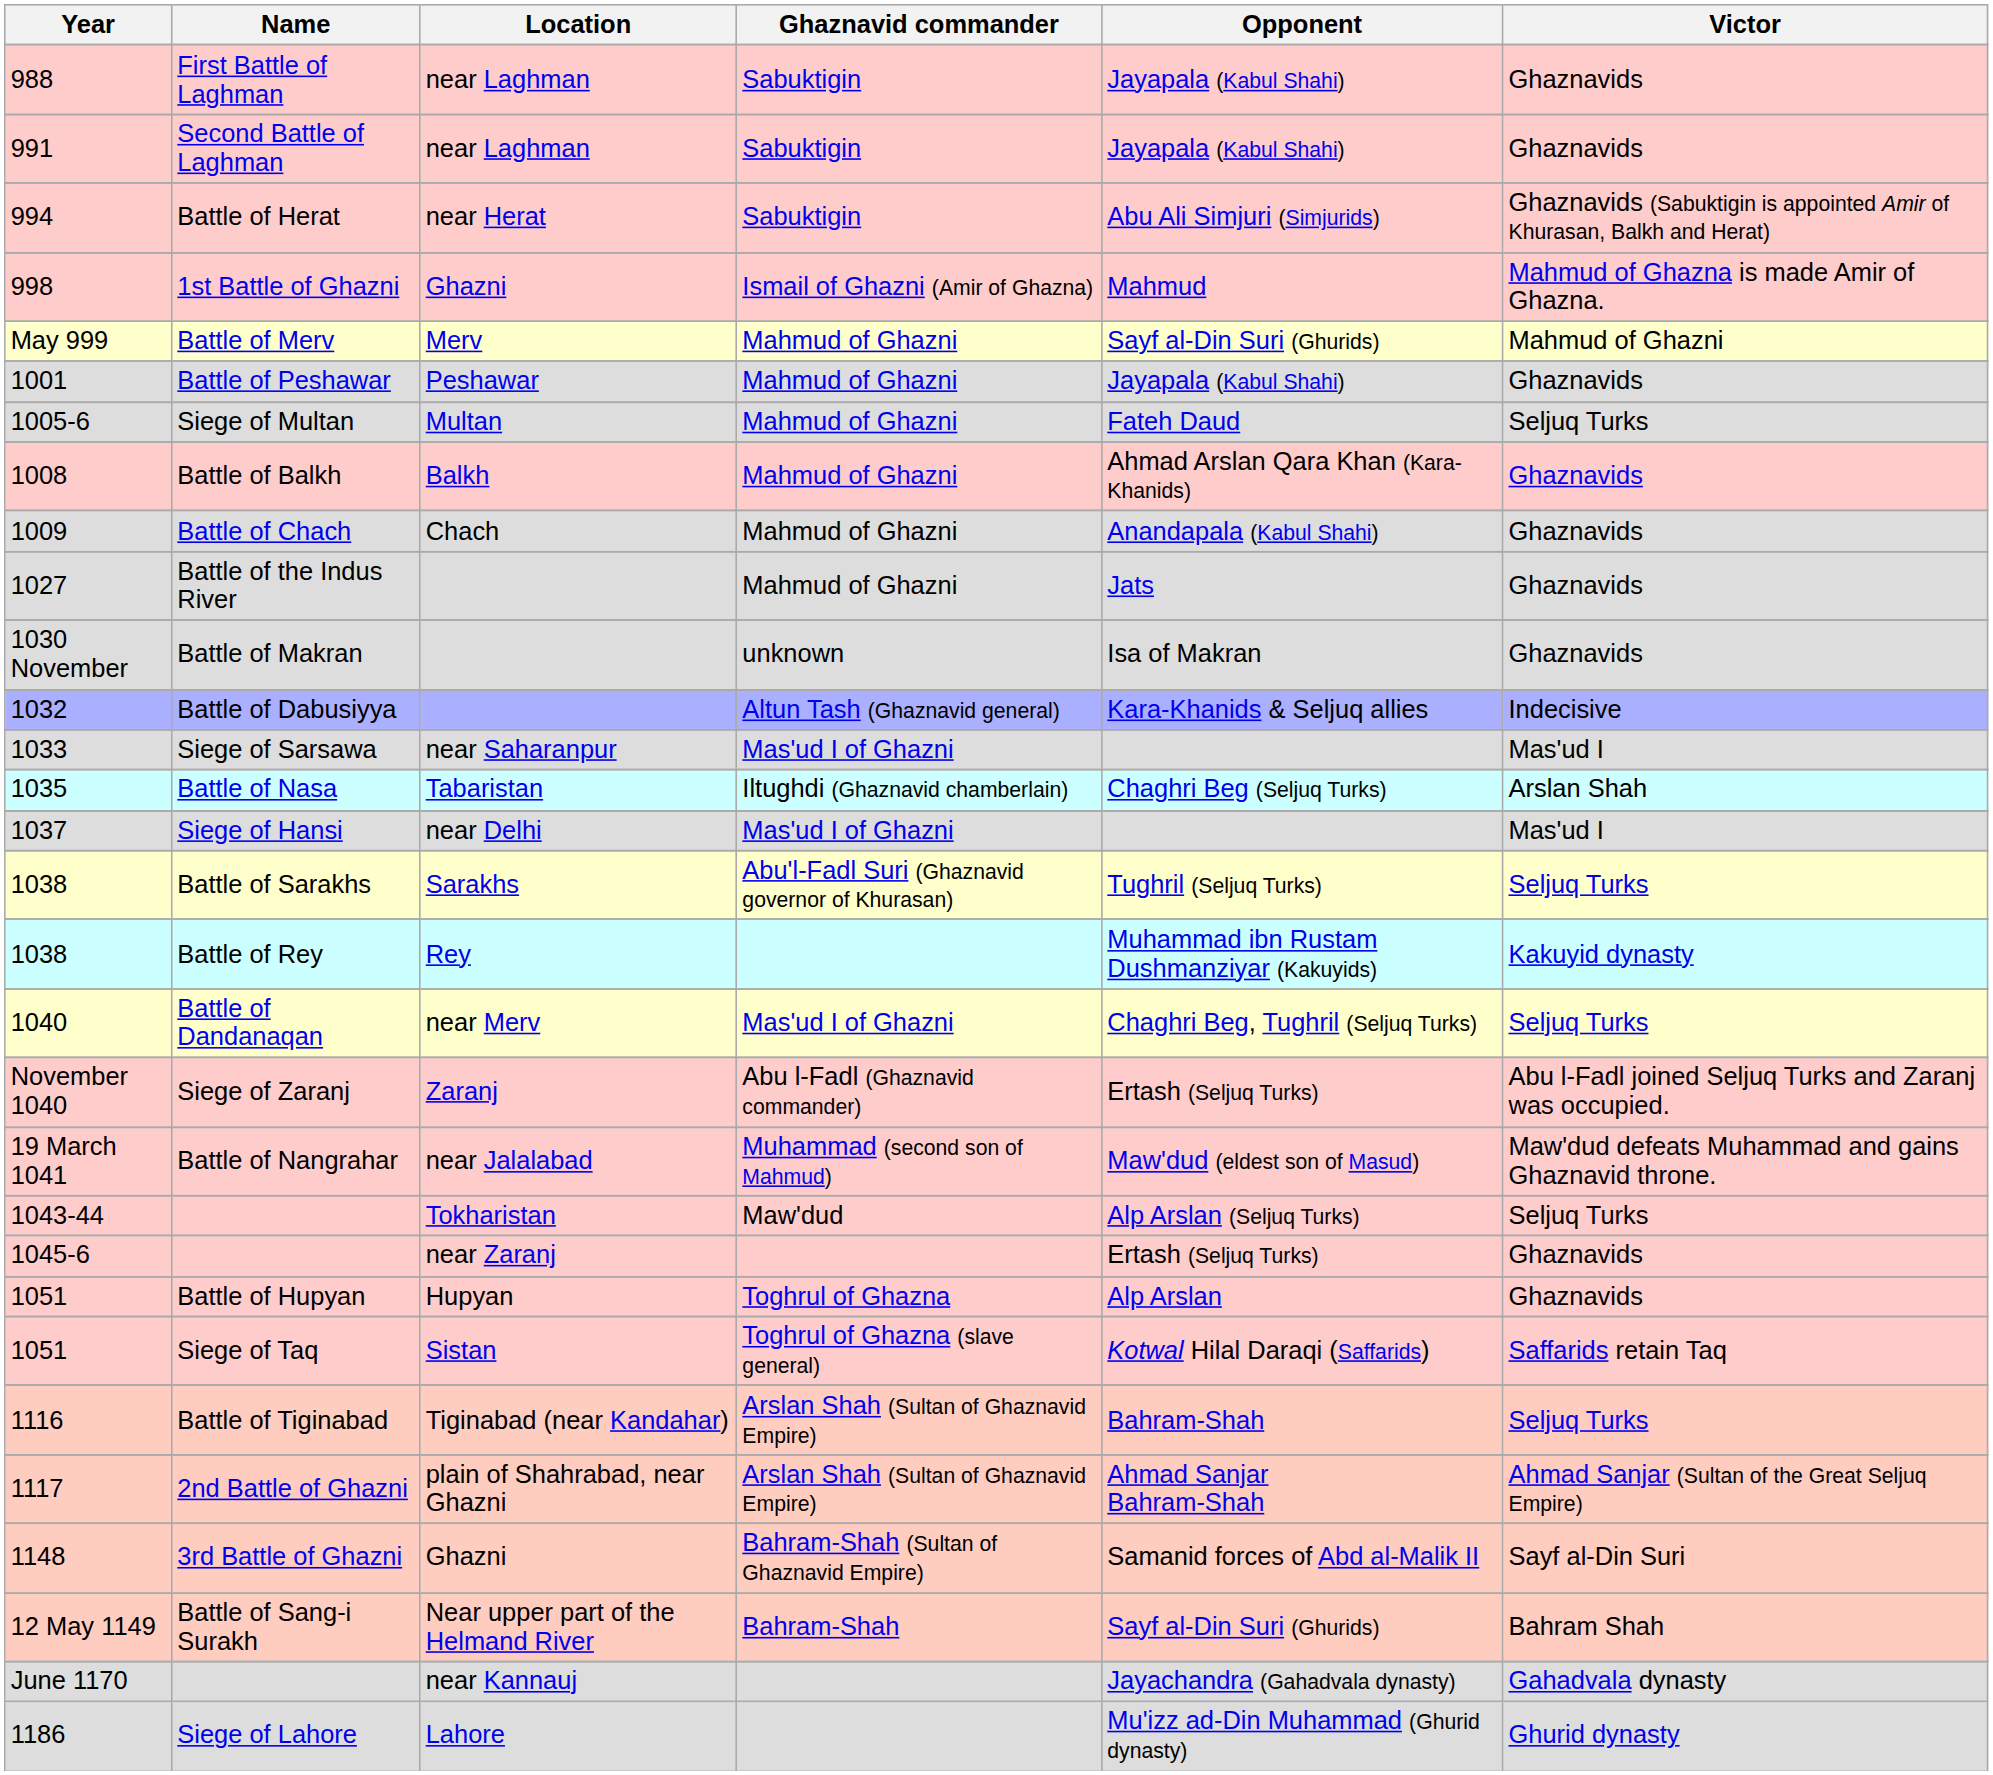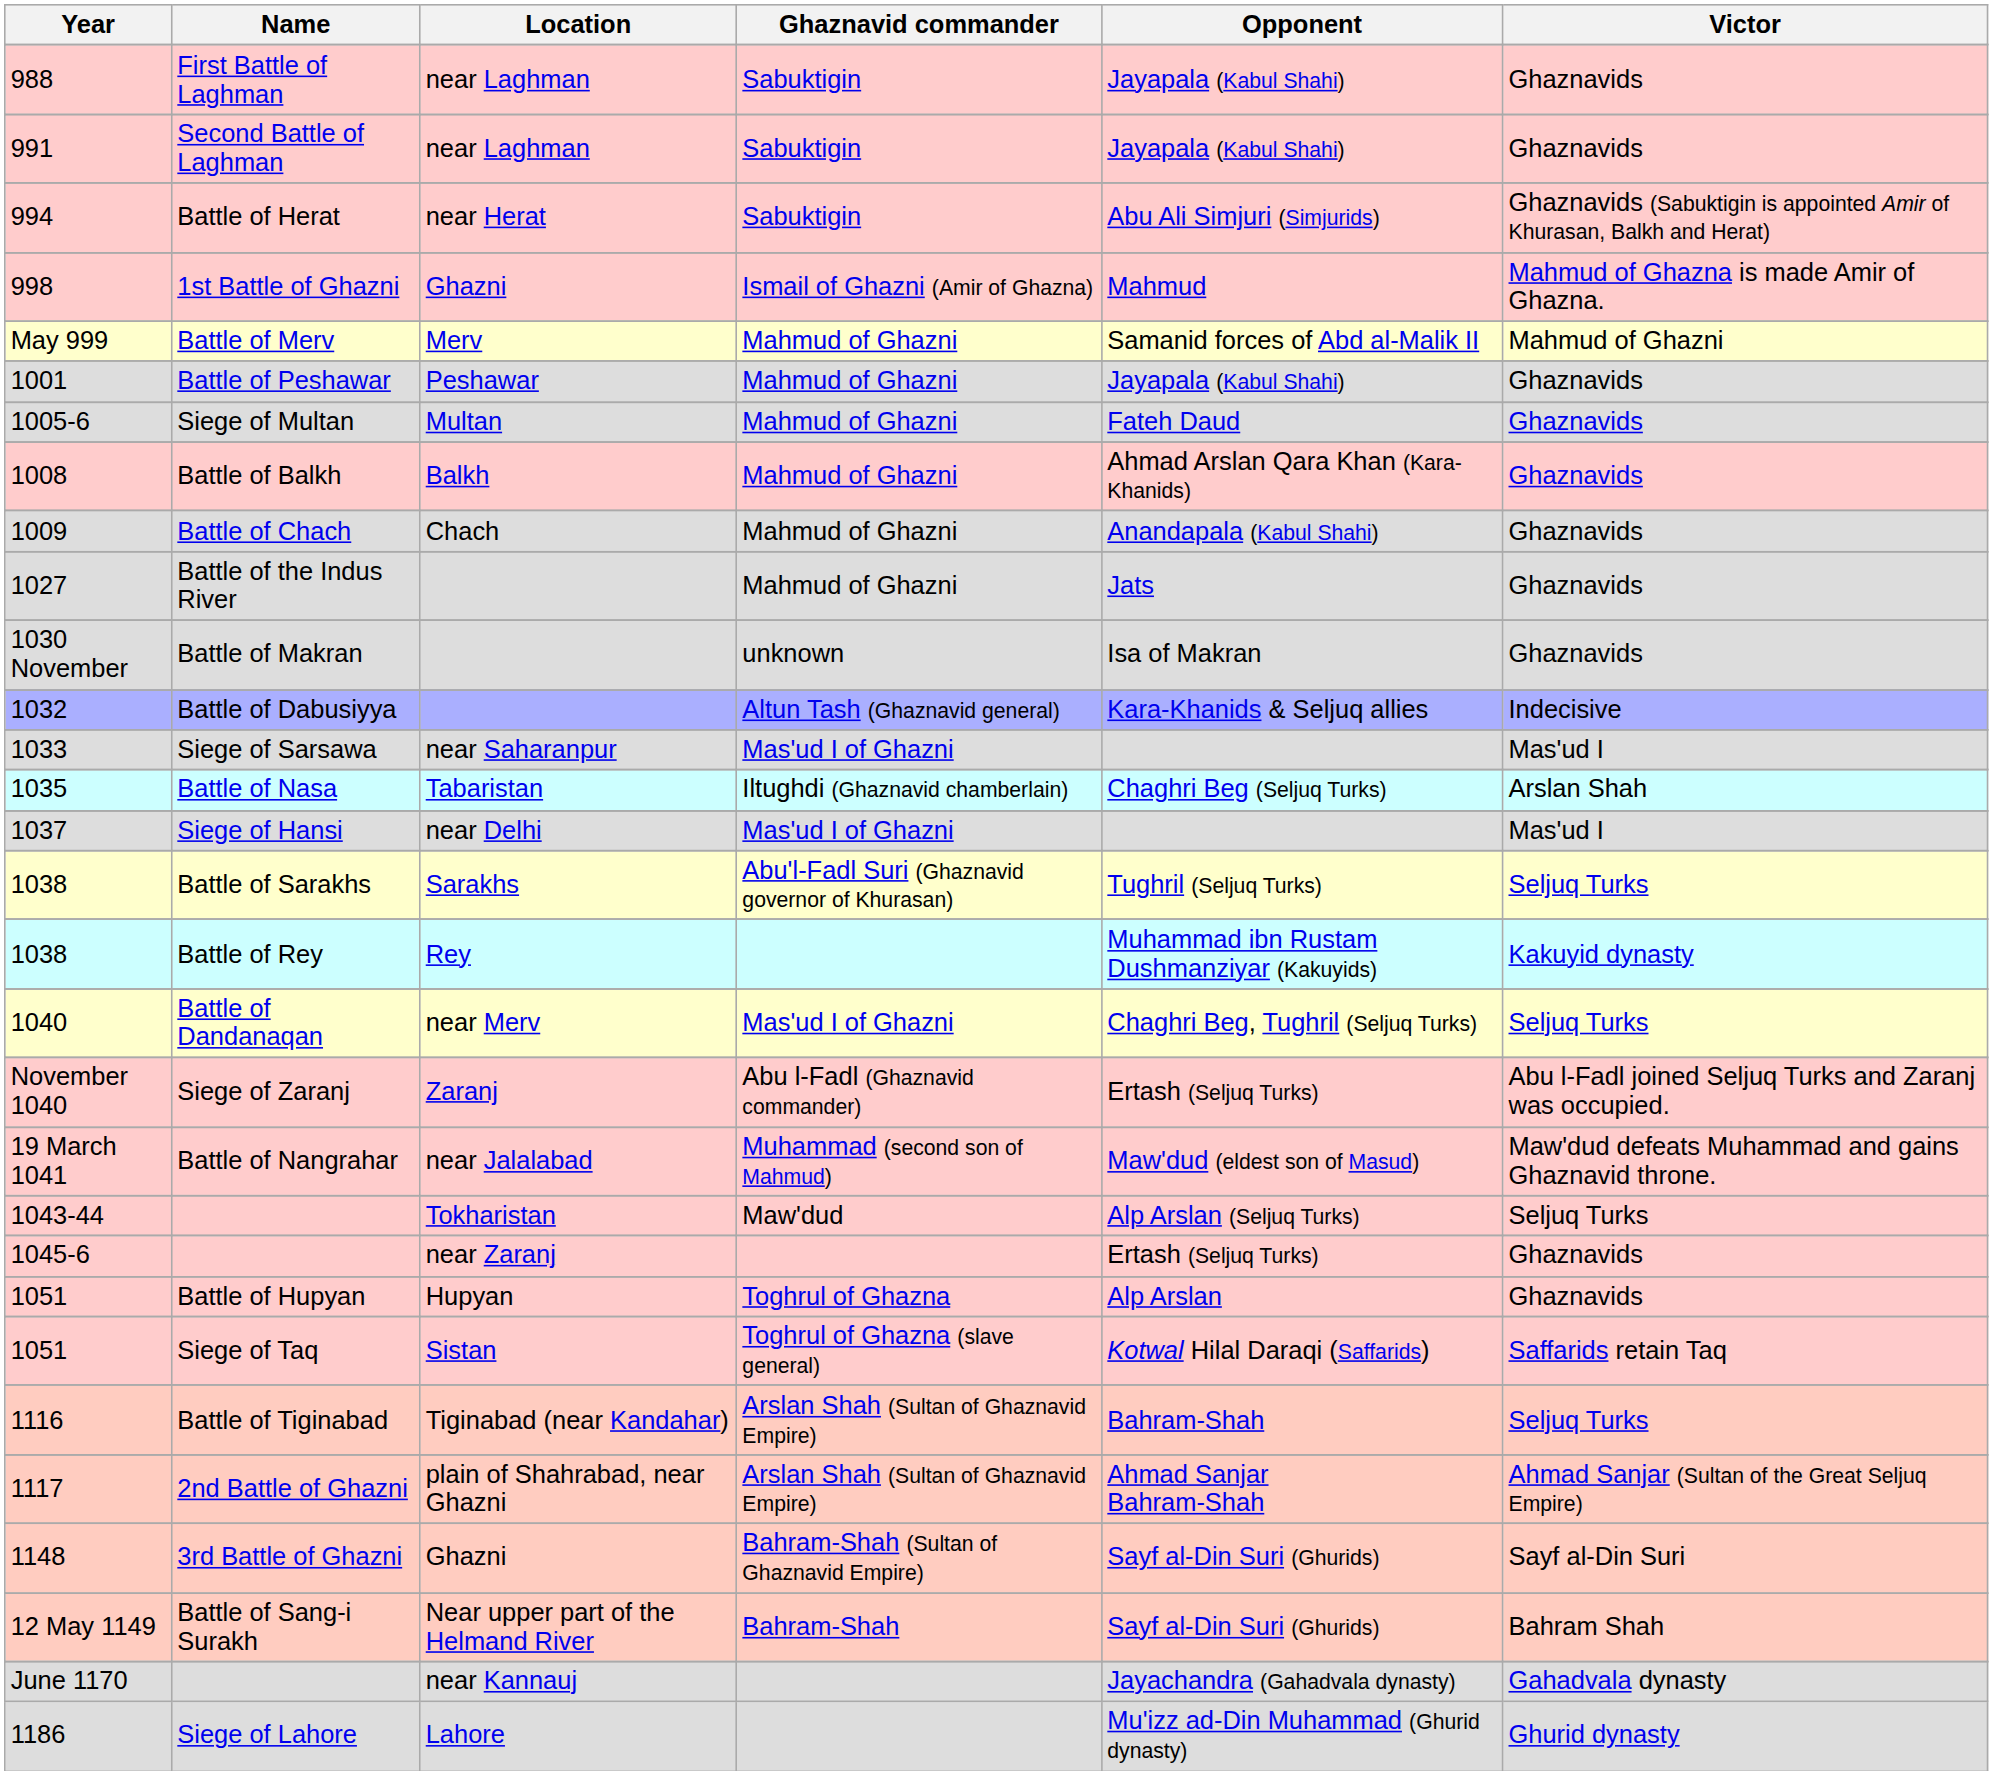(1243, 340) Sayf al-Din Suri (Ghurids) -> (1293, 340) Samanid forces of Abd al-Malik II
(1579, 421) Seljuq Turks -> (1576, 421) Ghaznavids
(1293, 1557) Samanid forces of Abd al-Malik II -> (1243, 1557) Sayf al-Din Suri (Ghurids)
